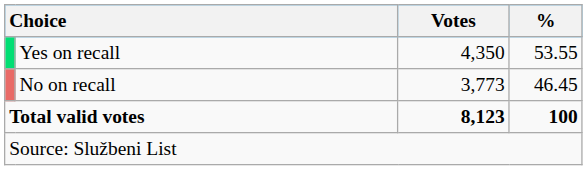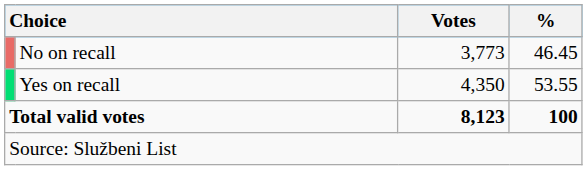rows swapped: (70, 52) <-> (68, 84)
